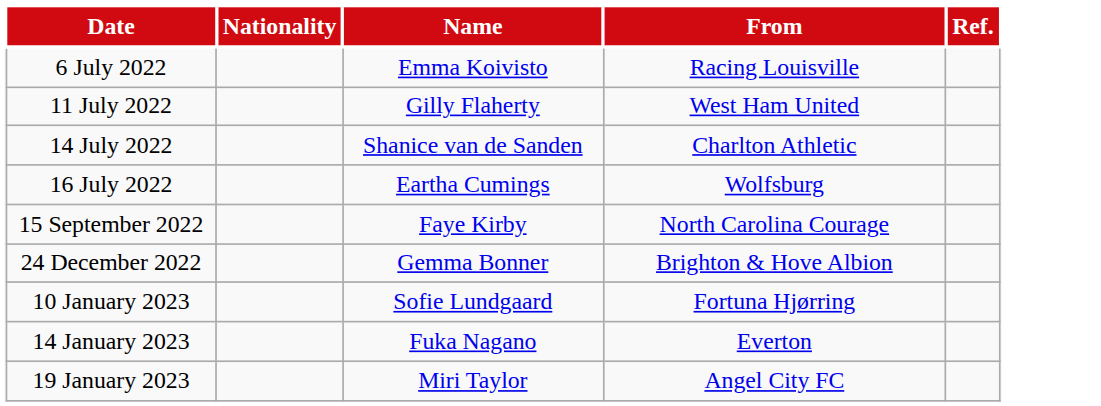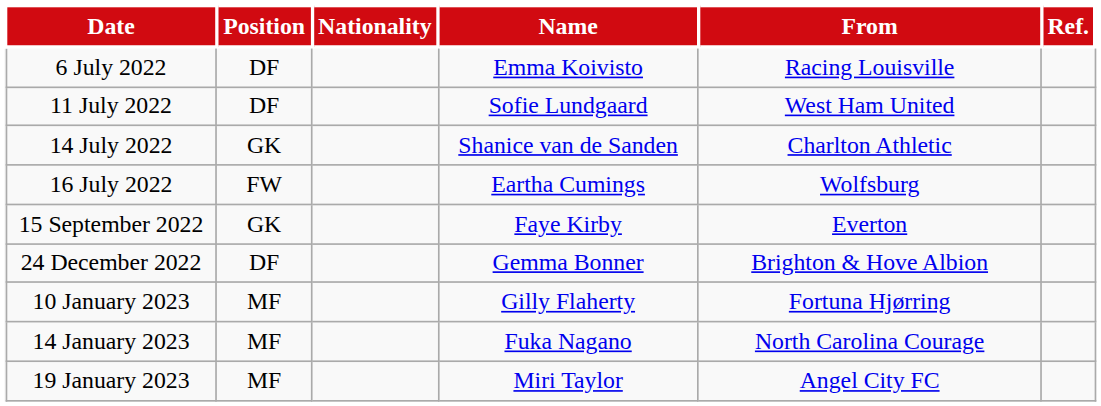+ column: (264, 26)
(473, 106) Gilly Flaherty -> (568, 106) Sofie Lundgaard
(774, 223) North Carolina Courage -> (870, 223) Everton
(473, 302) Sofie Lundgaard -> (568, 302) Gilly Flaherty
(774, 341) Everton -> (870, 341) North Carolina Courage
